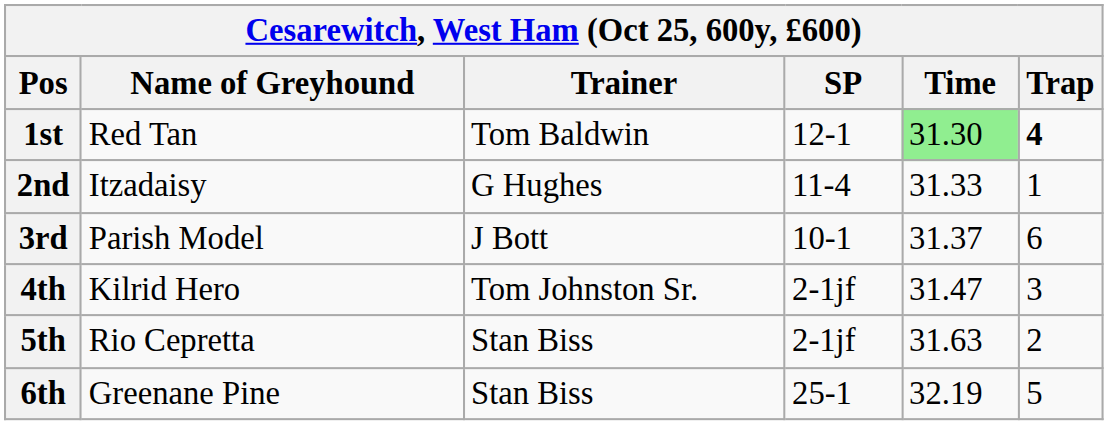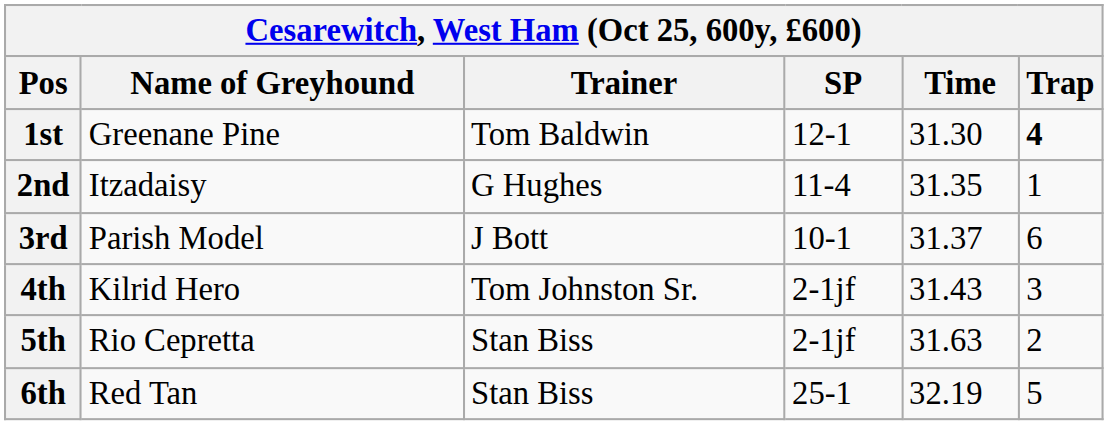(143, 133) Red Tan -> (184, 133) Greenane Pine
(946, 133) lightgreen background -> (946, 133) no background
(946, 185) 31.33 -> (946, 185) 31.35
(946, 289) 31.47 -> (946, 289) 31.43
(184, 392) Greenane Pine -> (143, 392) Red Tan
